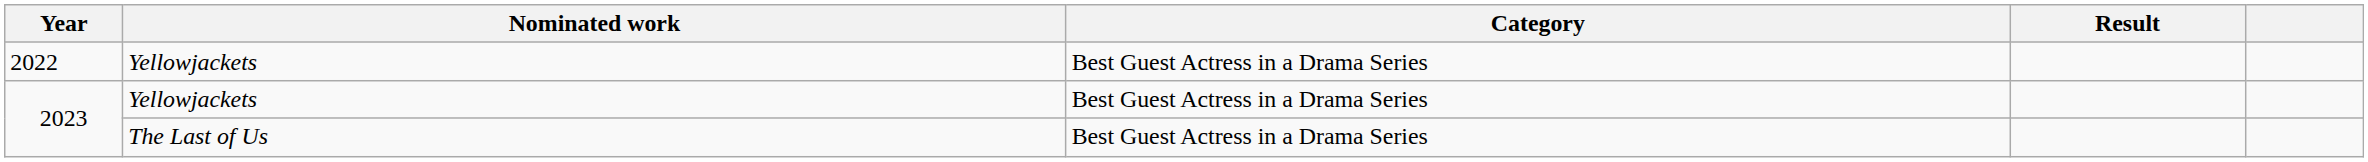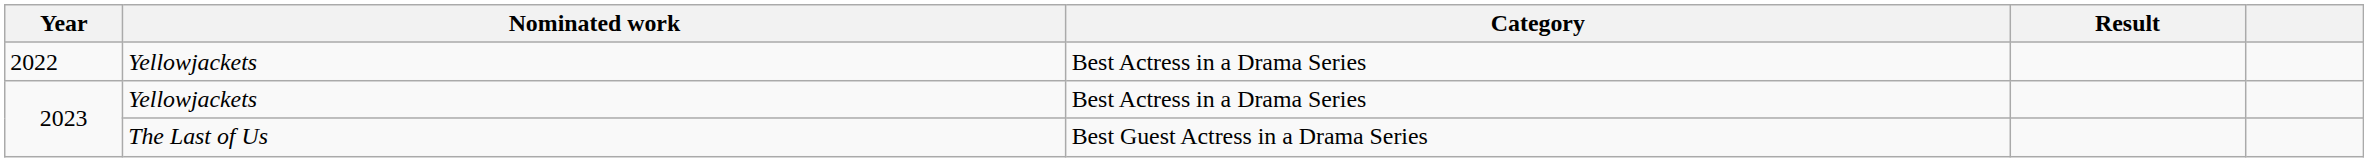(1250, 61) Best Guest Actress in a Drama Series -> (1219, 61) Best Actress in a Drama Series
(1250, 99) Best Guest Actress in a Drama Series -> (1219, 99) Best Actress in a Drama Series
